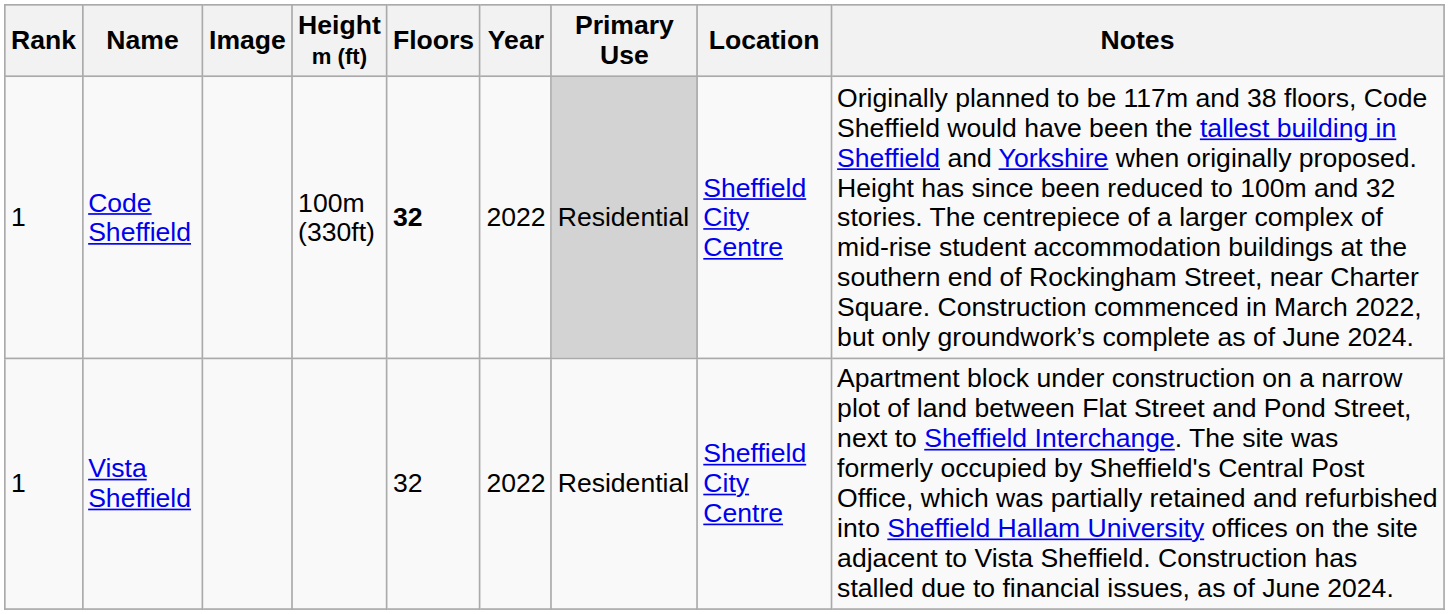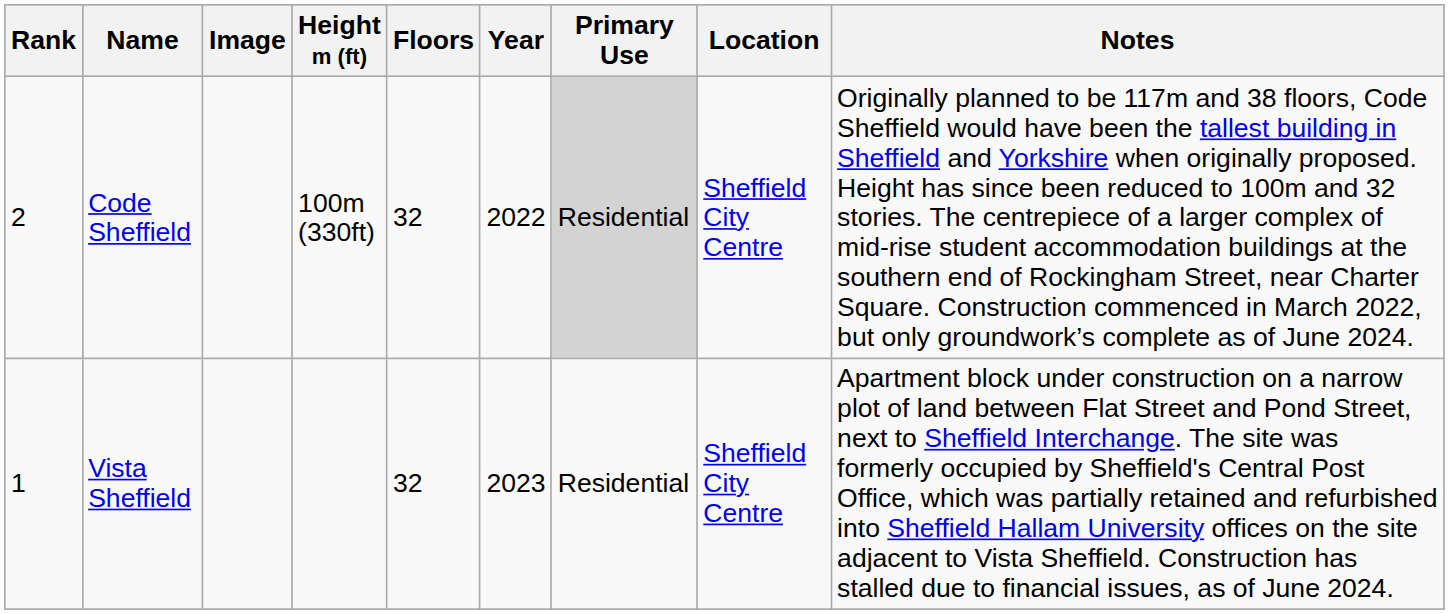(18, 217) 1 -> (18, 217) 2
(408, 217) bold -> (408, 217) normal
(516, 483) 2022 -> (516, 483) 2023
